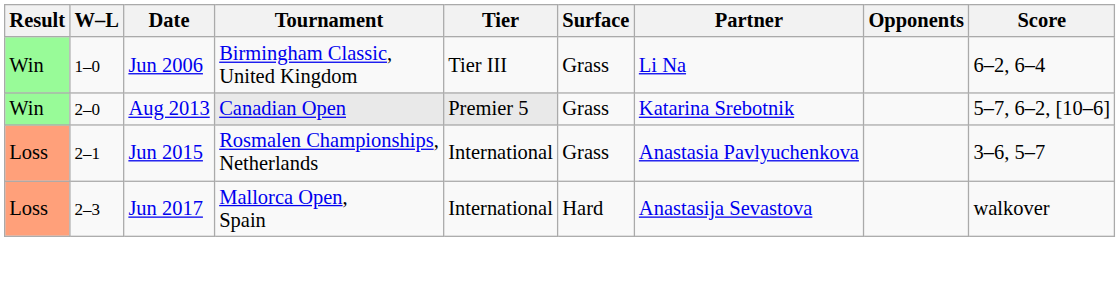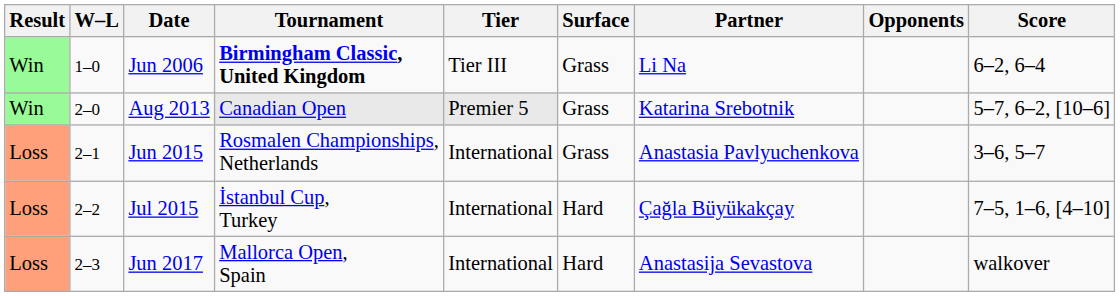(306, 64) normal -> (311, 64) bold
+ row: (163, 208)
